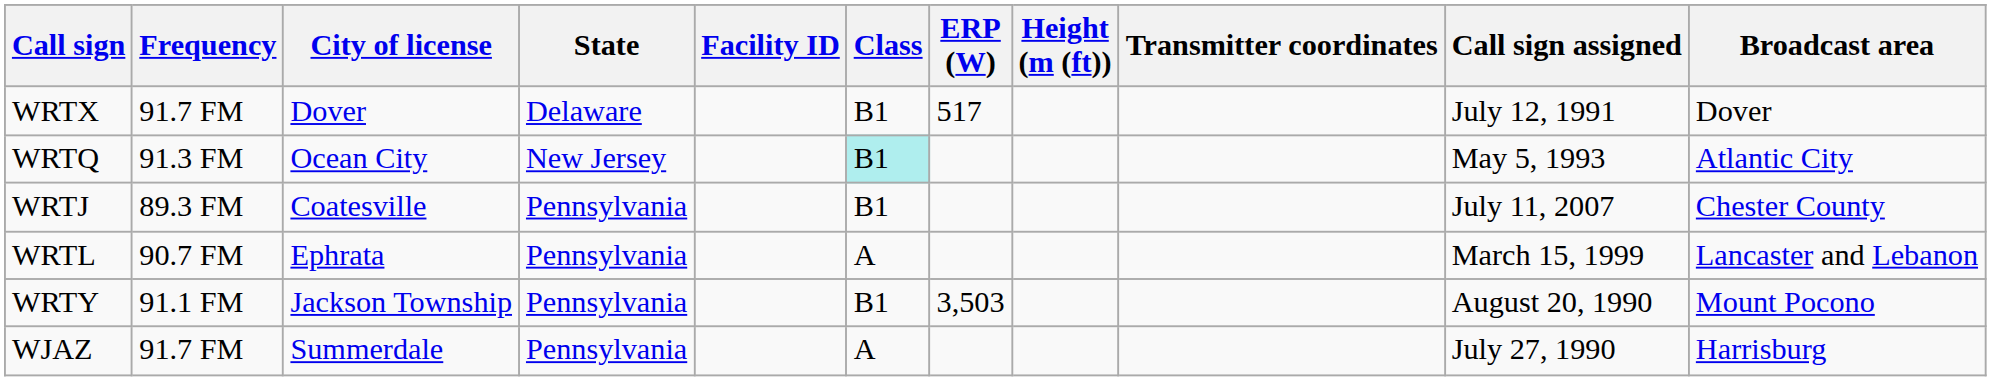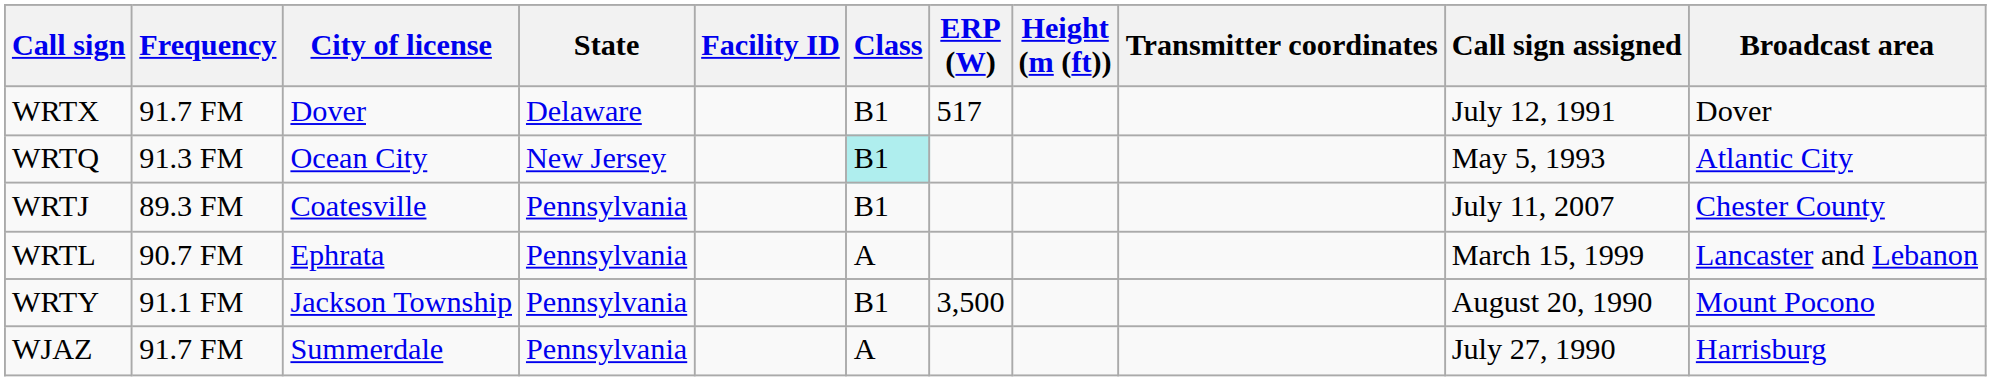(971, 302) 3,503 -> (971, 302) 3,500
